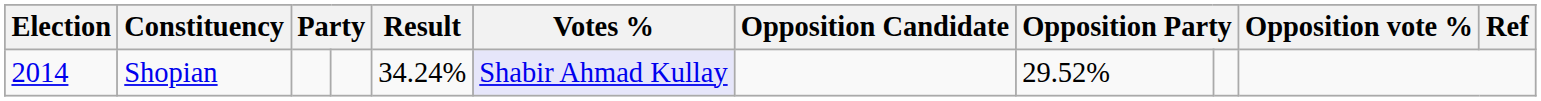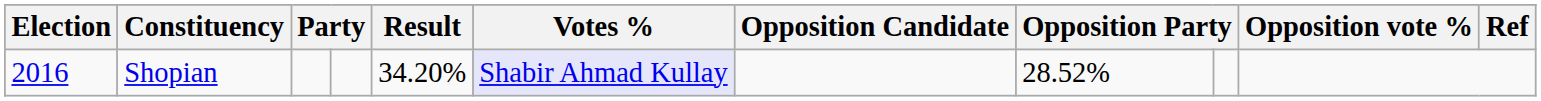(40, 72) 2014 -> (40, 72) 2016
(422, 72) 34.24% -> (422, 72) 34.20%
(1066, 72) 29.52% -> (1066, 72) 28.52%
